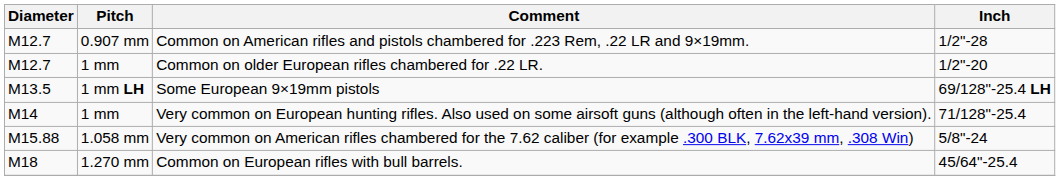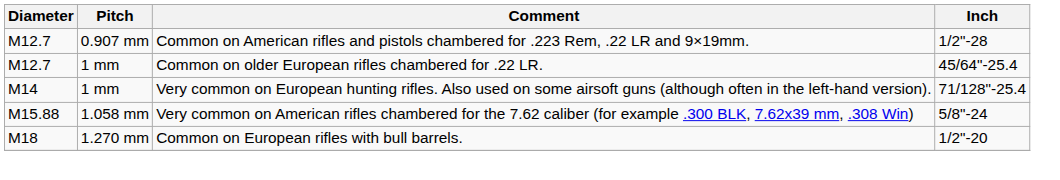(963, 65) 1/2"-20 -> (978, 65) 45/64"-25.4
- row: (268, 89)
(978, 162) 45/64"-25.4 -> (963, 138) 1/2"-20
